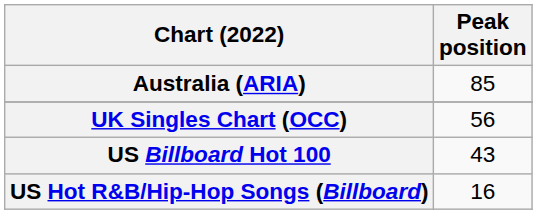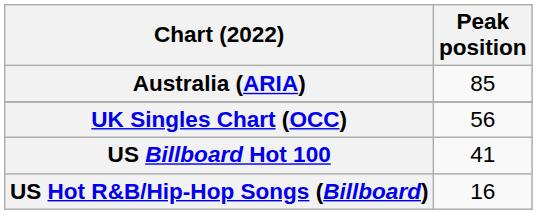(483, 155) 43 -> (483, 155) 41
